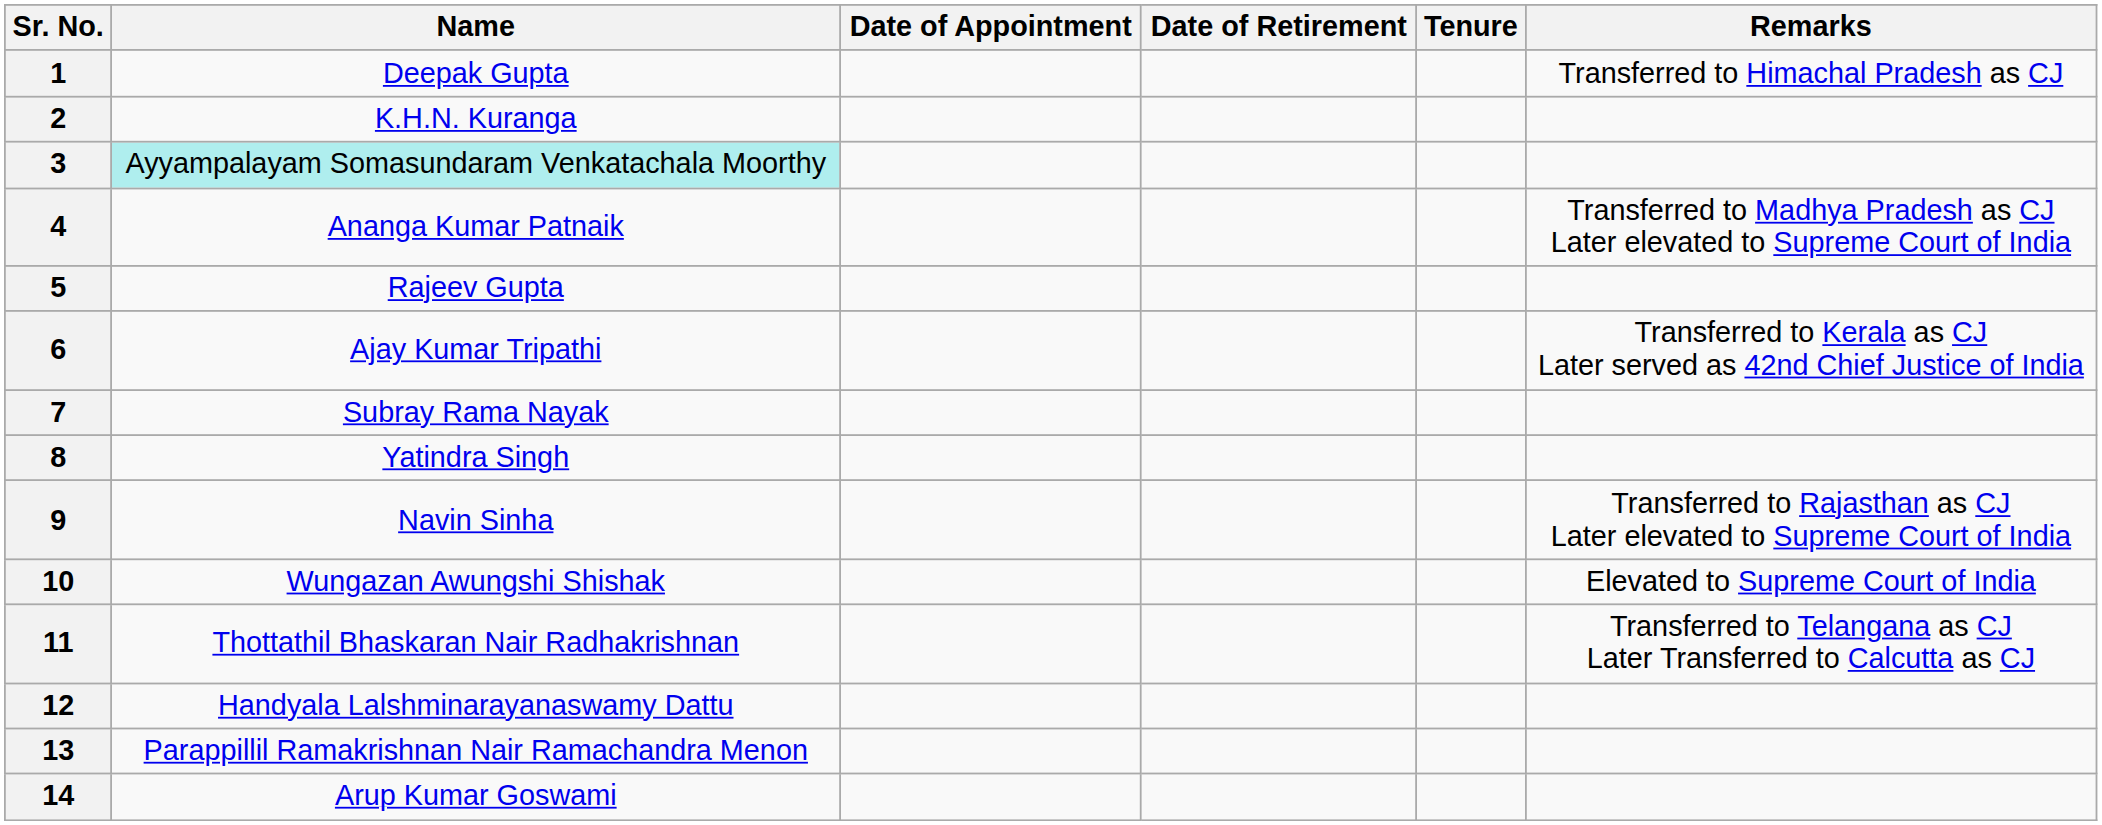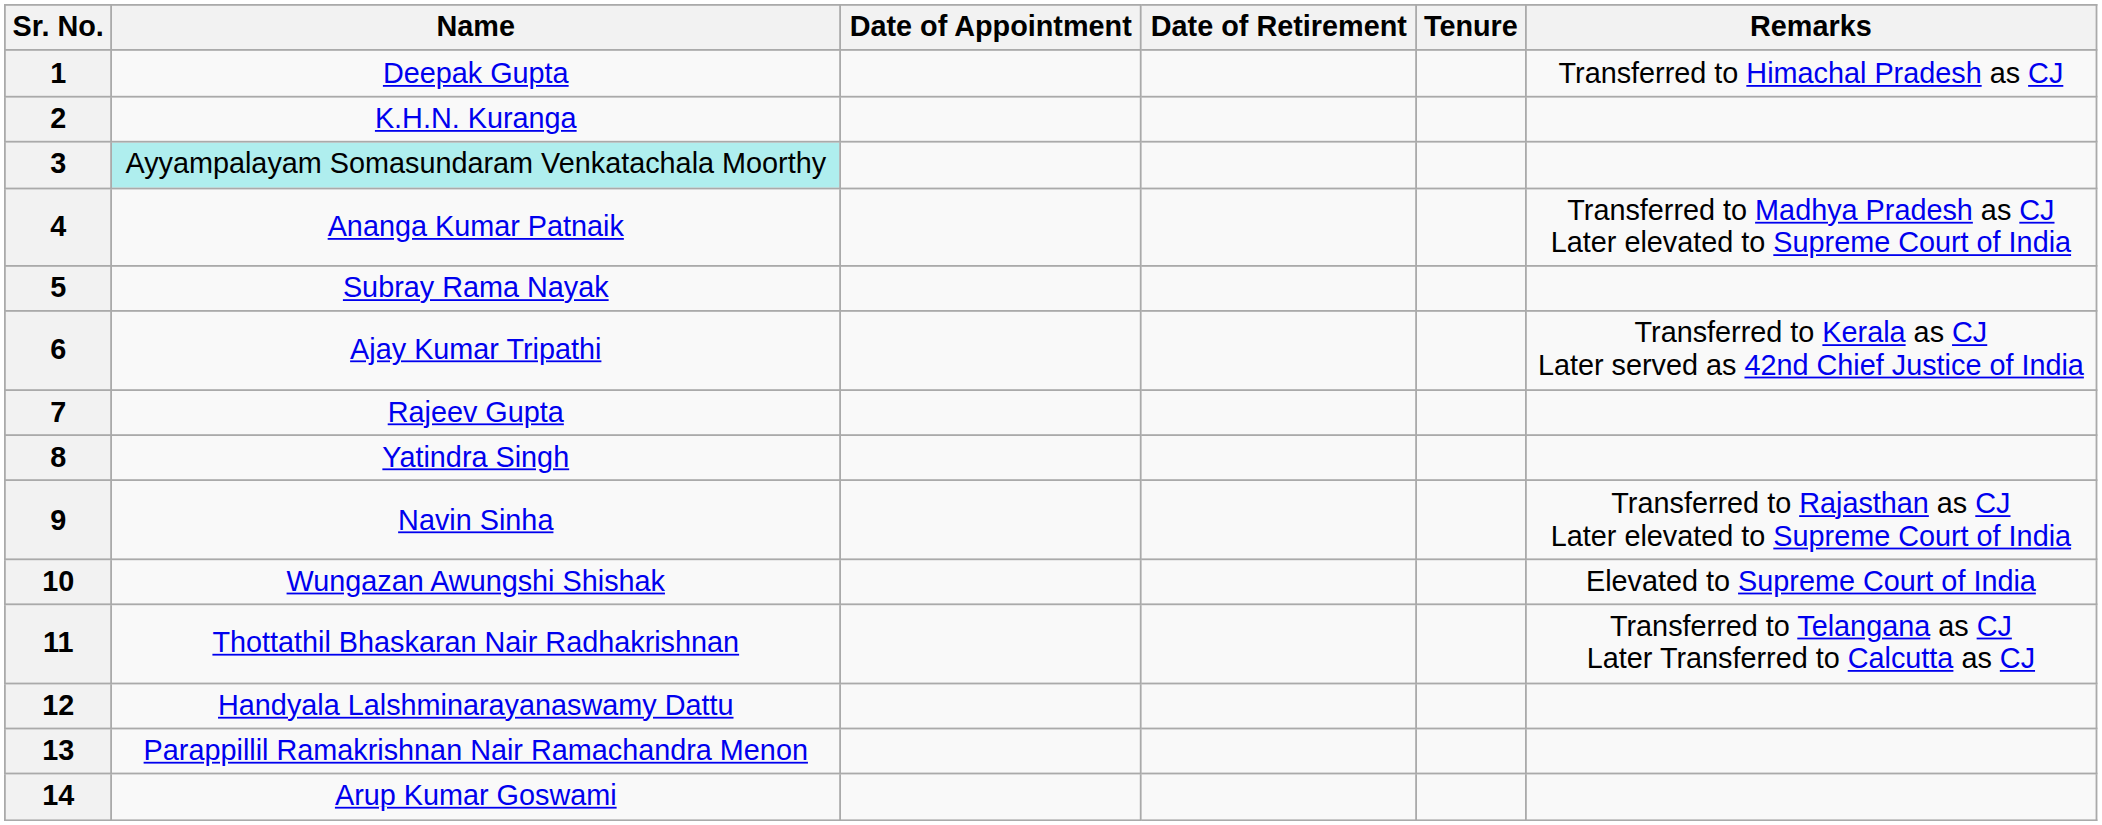(476, 288) Rajeev Gupta -> (476, 288) Subray Rama Nayak
(476, 411) Subray Rama Nayak -> (476, 411) Rajeev Gupta
